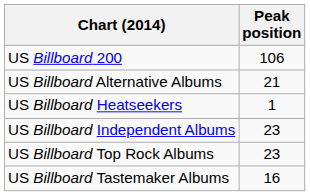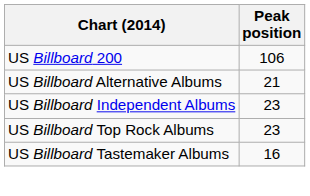- row: (95, 105)
